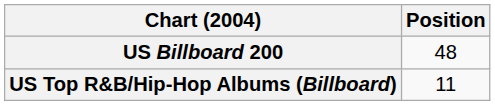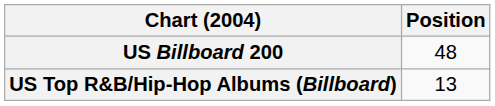(446, 84) 11 -> (446, 84) 13
